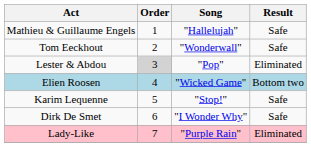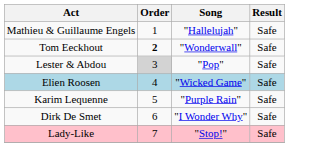(155, 47) normal -> (155, 47) bold
(278, 64) Eliminated -> (267, 64) Safe
(278, 82) Bottom two -> (267, 82) Safe
(211, 99) "Stop!" -> (211, 99) "Purple Rain"
(211, 133) "Purple Rain" -> (211, 133) "Stop!"
(278, 133) Eliminated -> (267, 133) Safe
